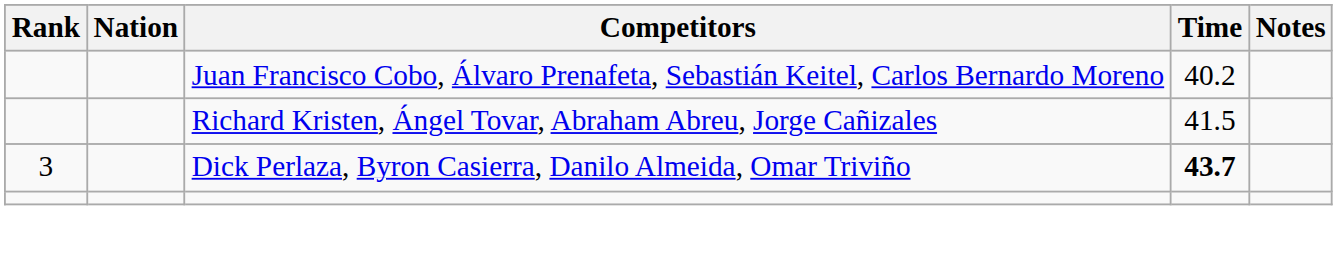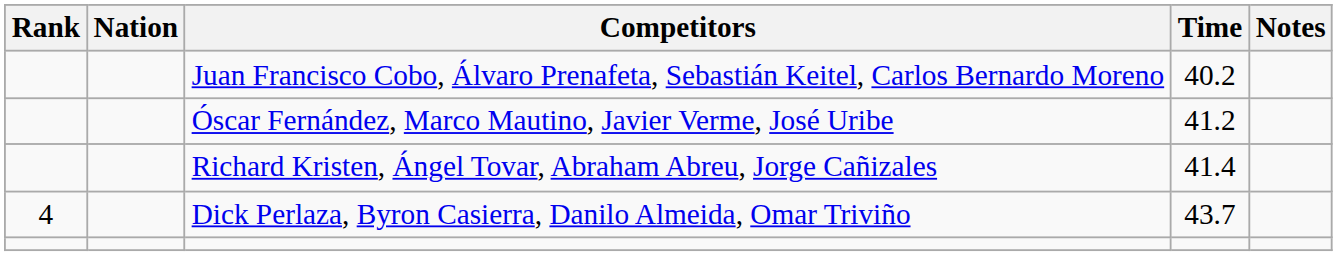+ row: (543, 120)
(1210, 120) 41.5 -> (1210, 167) 41.4
(46, 167) 3 -> (46, 213) 4
(1210, 167) bold -> (1210, 213) normal
